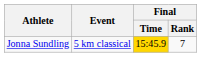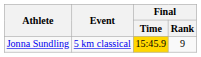(182, 44) 7 -> (182, 44) 9
